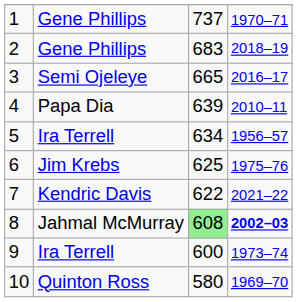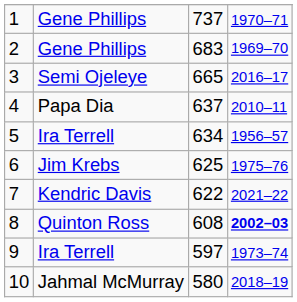(260, 48) 2018–19 -> (260, 48) 1969–70
(208, 106) 639 -> (208, 106) 637
(111, 223) Jahmal McMurray -> (94, 223) Quinton Ross
(208, 223) lightgreen background -> (208, 223) no background
(208, 252) 600 -> (208, 252) 597
(94, 281) Quinton Ross -> (111, 281) Jahmal McMurray
(260, 282) 1969–70 -> (260, 282) 2018–19
